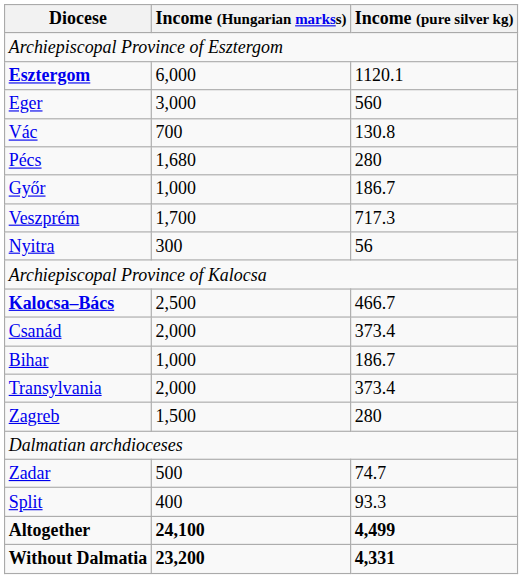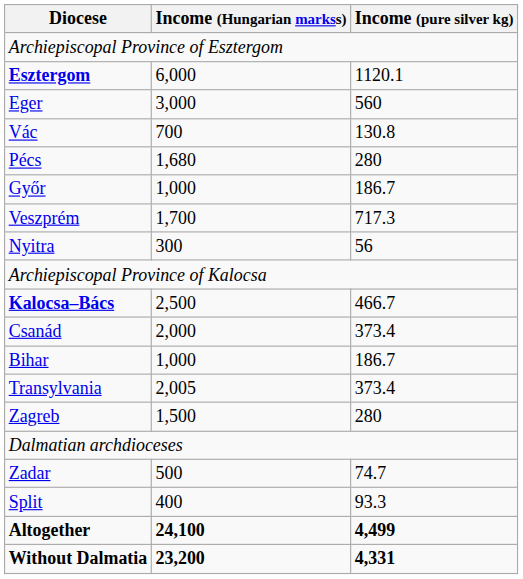(176, 388) 2,000 -> (176, 388) 2,005
